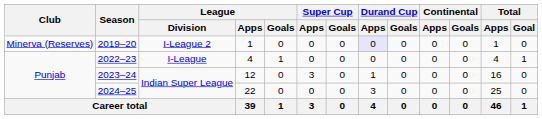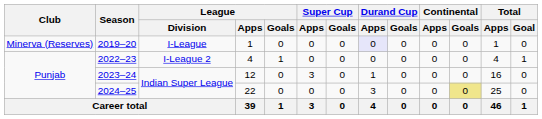(187, 43) I-League 2 -> (187, 43) I-League
(187, 59) I-League -> (187, 59) I-League 2
(465, 91) no background -> (465, 91) khaki background
